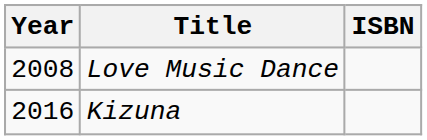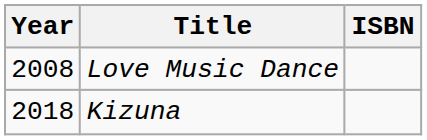(43, 112) 2016 -> (43, 112) 2018
